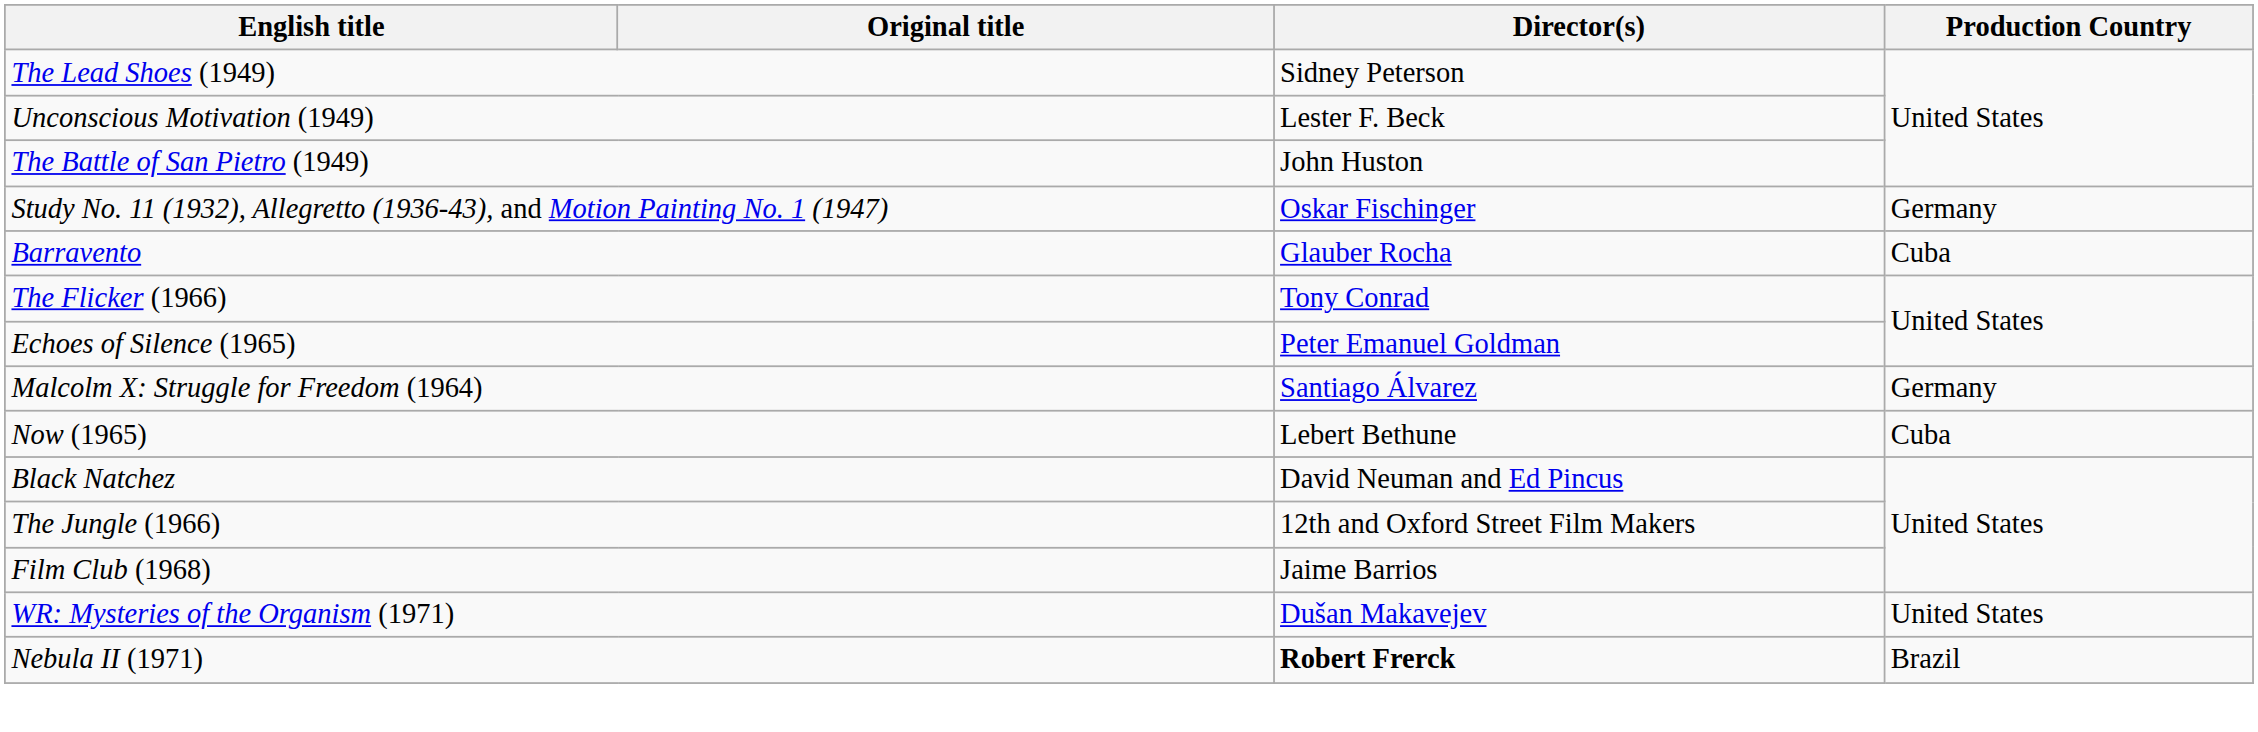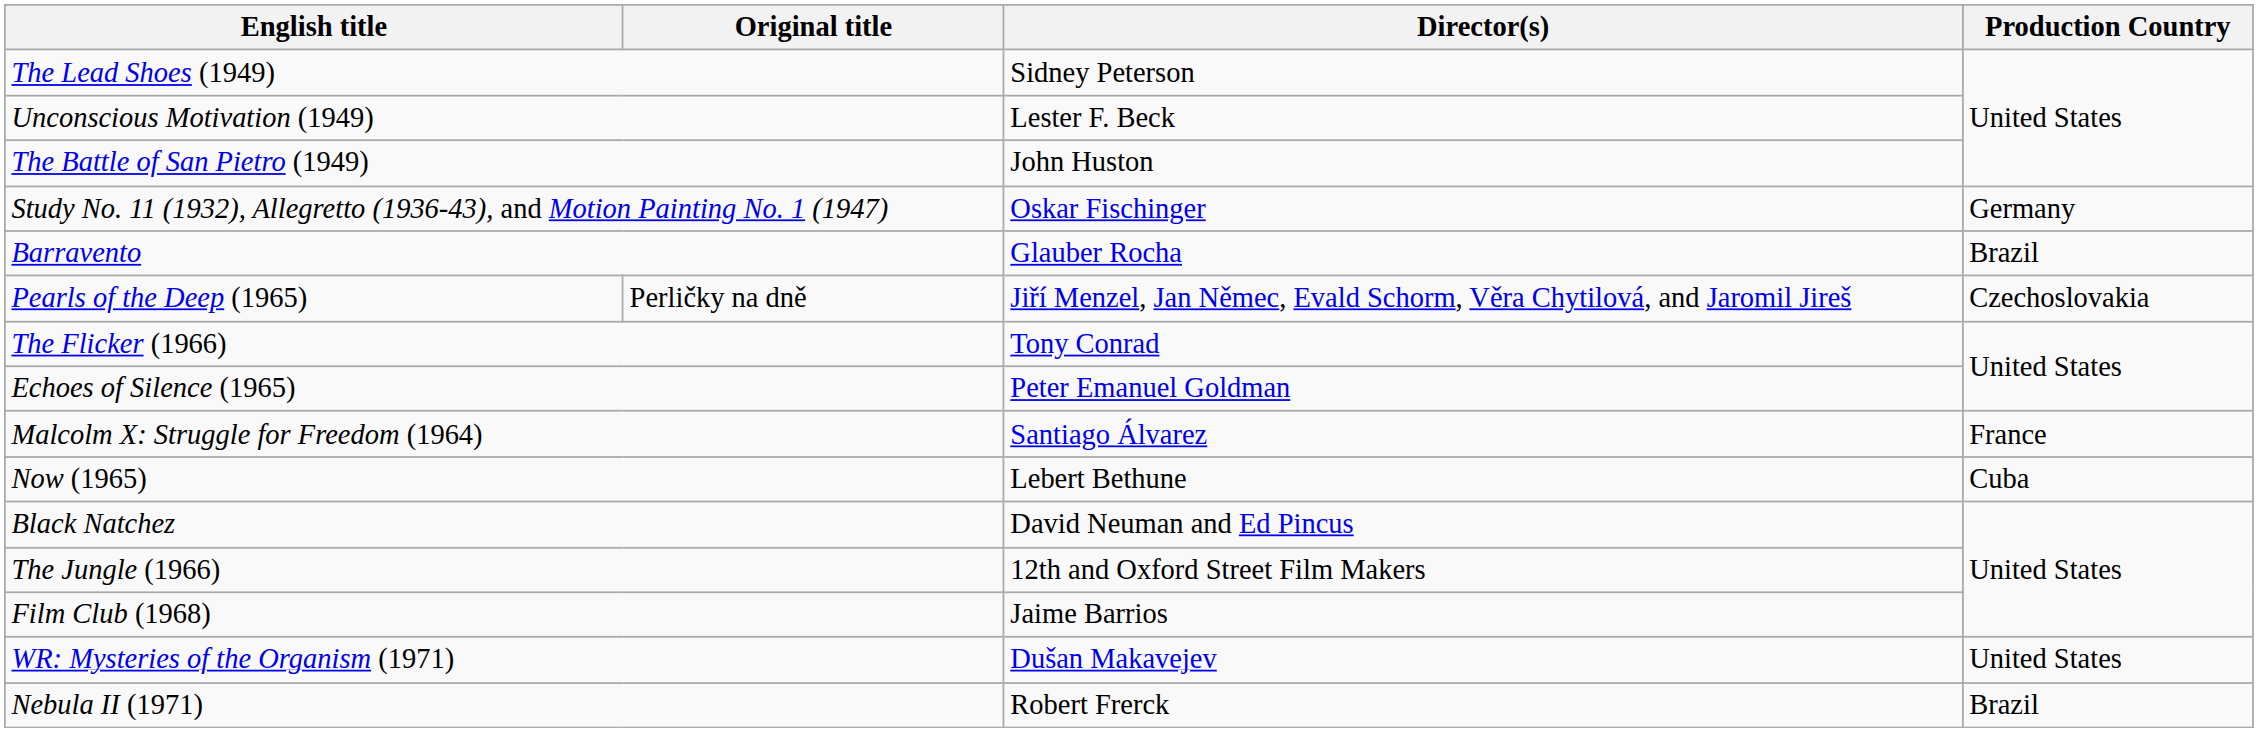(1921, 252) Cuba -> (2004, 252) Brazil
+ row: (159, 298)
(1944, 388) Germany -> (2008, 433) France
(1368, 659) bold -> (1090, 704) normal
